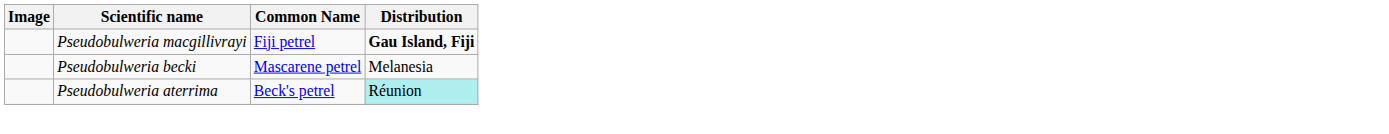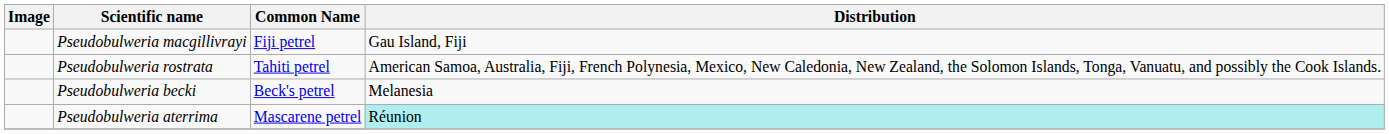(421, 41) bold -> (418, 41) normal
+ row: (135, 66)
(308, 66) Mascarene petrel -> (294, 91) Beck's petrel
(294, 91) Beck's petrel -> (308, 116) Mascarene petrel
